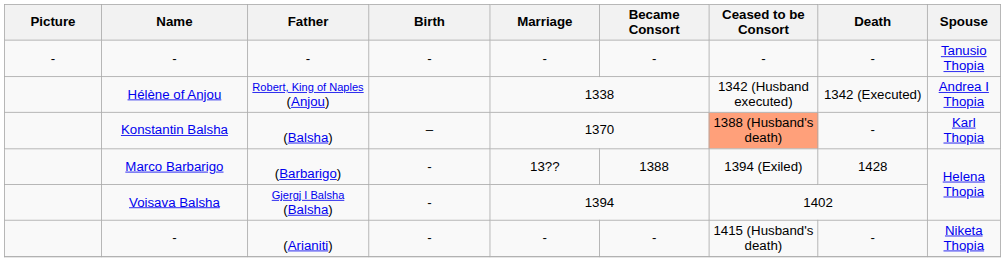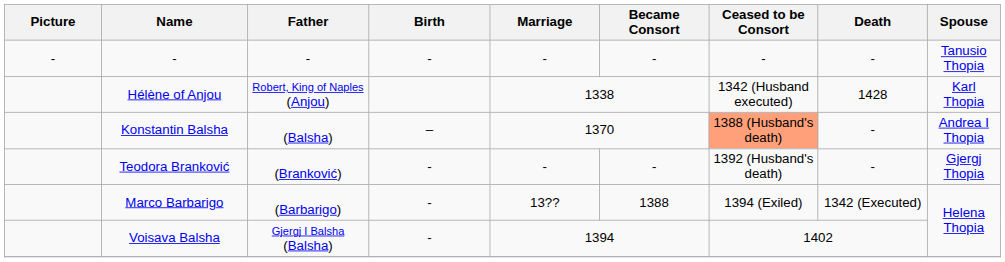(873, 94) 1342 (Executed) -> (873, 94) 1428
(964, 94) Andrea I Thopia -> (964, 94) Karl Thopia
(964, 130) Karl Thopia -> (964, 130) Andrea I Thopia
+ row: (308, 173)
(873, 166) 1428 -> (873, 202) 1342 (Executed)
- row: (308, 245)
